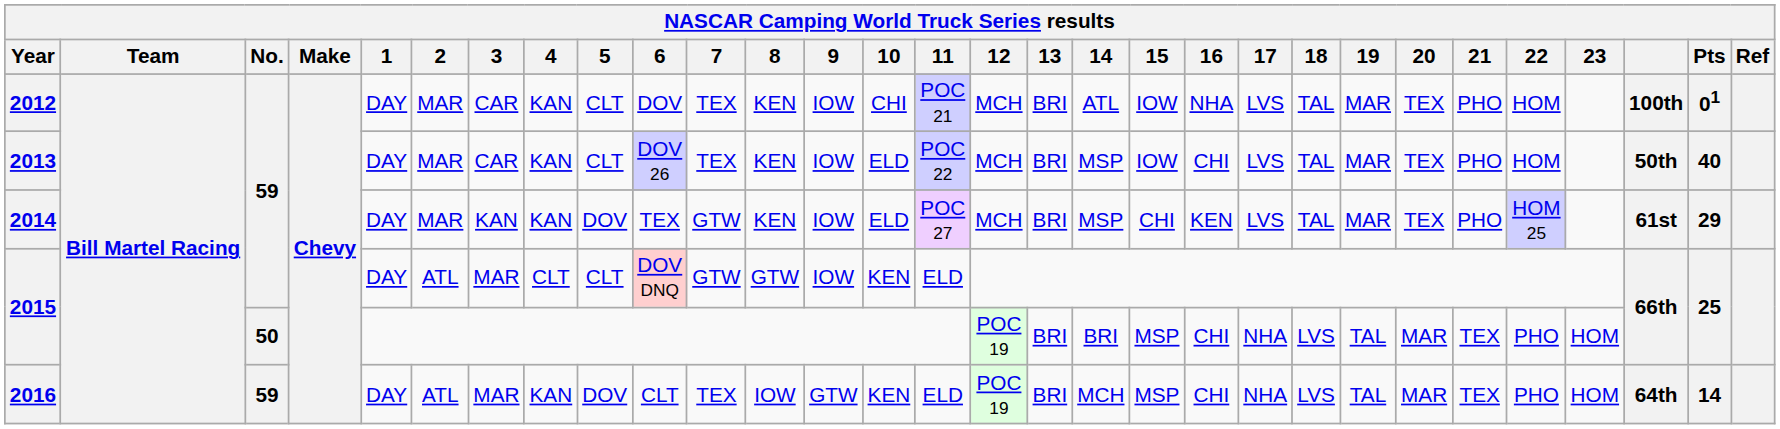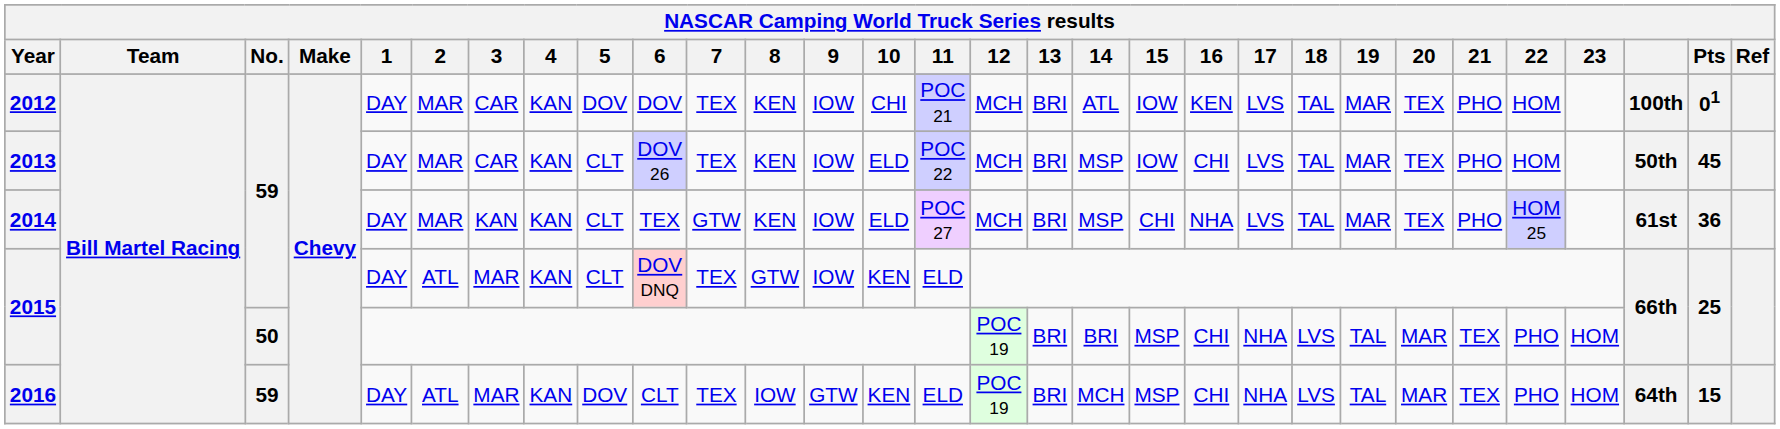(605, 103) CLT -> (605, 103) DOV
(1211, 103) NHA -> (1211, 103) KEN
(1709, 161) 40 -> (1709, 161) 45
(605, 219) DOV -> (605, 219) CLT
(1211, 219) KEN -> (1211, 219) NHA
(1709, 219) 29 -> (1709, 219) 36
(551, 278) CLT -> (551, 278) KAN
(716, 278) GTW -> (716, 278) TEX
(1709, 395) 14 -> (1709, 395) 15
